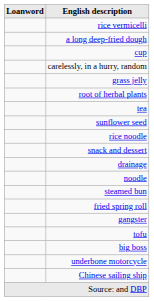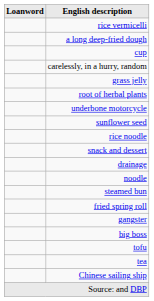rows swapped: (109, 261) <-> (142, 108)
rows swapped: (140, 234) <-> (133, 247)
